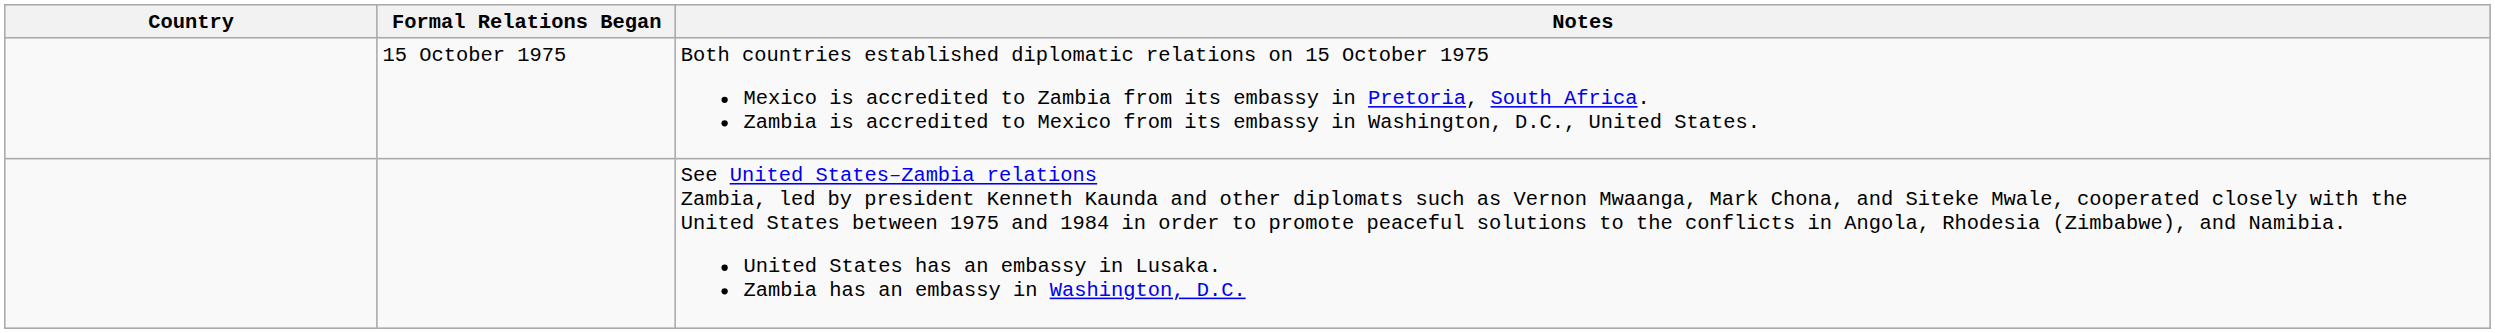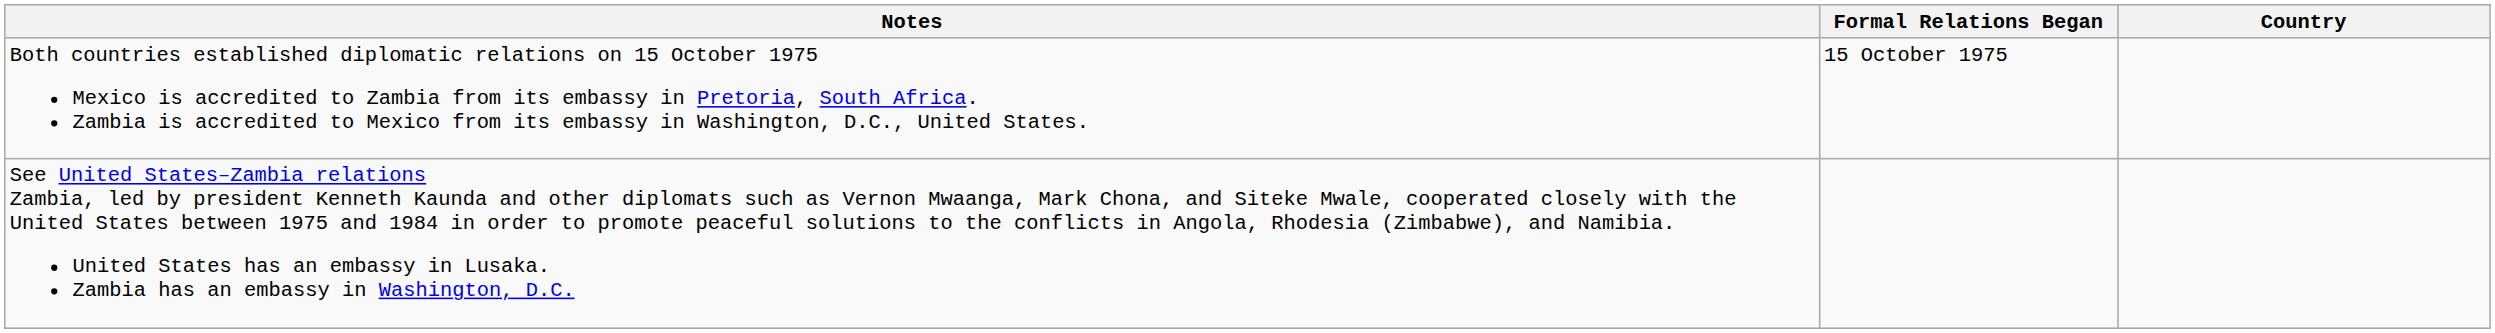columns swapped: (191, 21) <-> (1583, 21)
